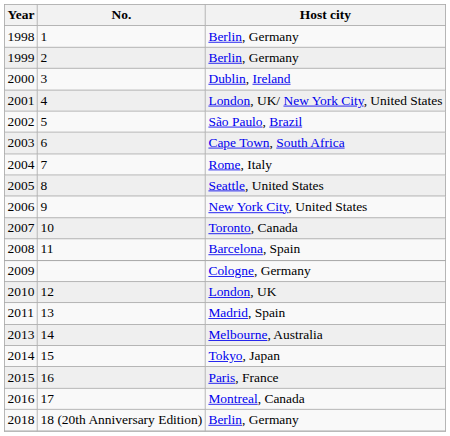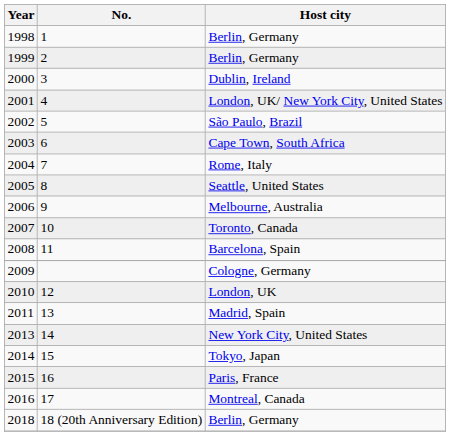(288, 206) New York City, United States -> (266, 206) Melbourne, Australia
(266, 334) Melbourne, Australia -> (288, 334) New York City, United States
